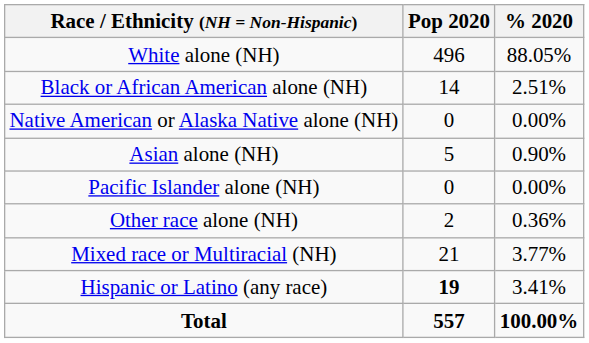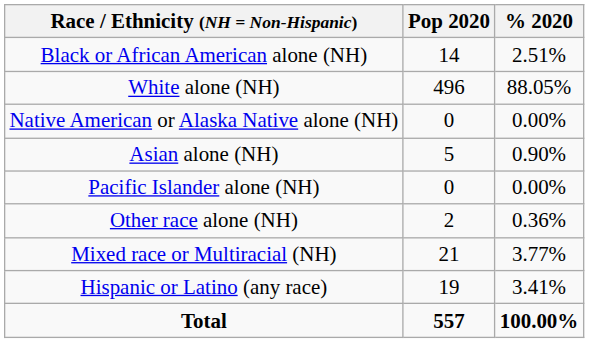rows swapped: (204, 54) <-> (204, 87)
(449, 287) bold -> (449, 287) normal
